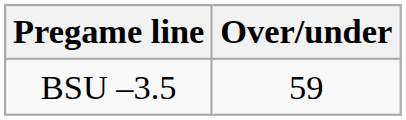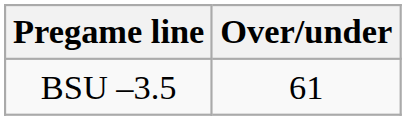(306, 86) 59 -> (306, 86) 61
